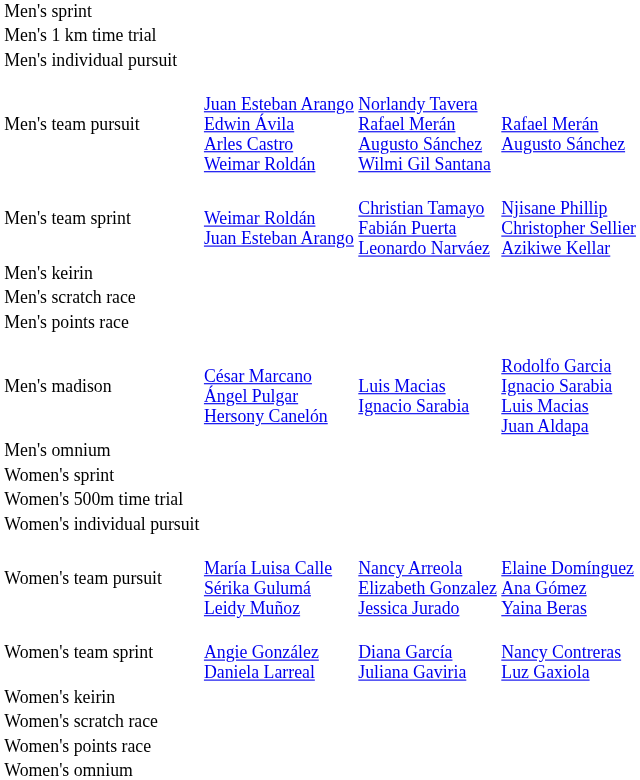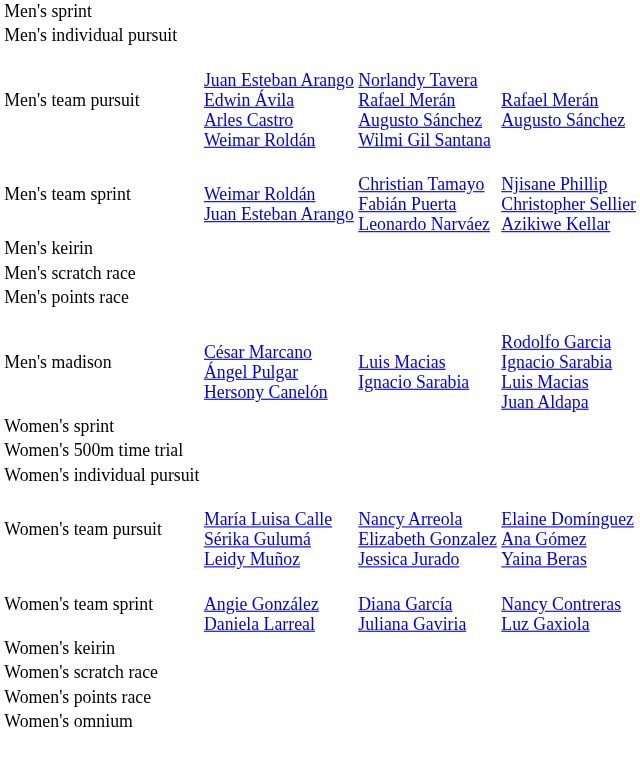- row: (80, 35)
- row: (57, 450)
